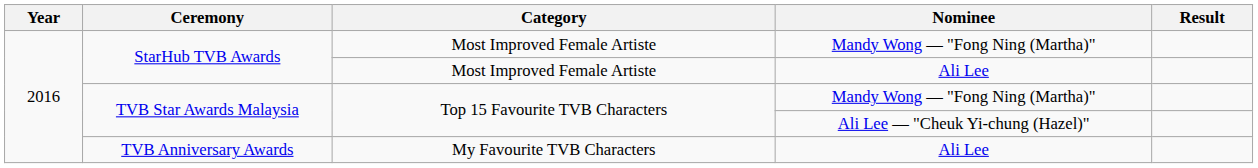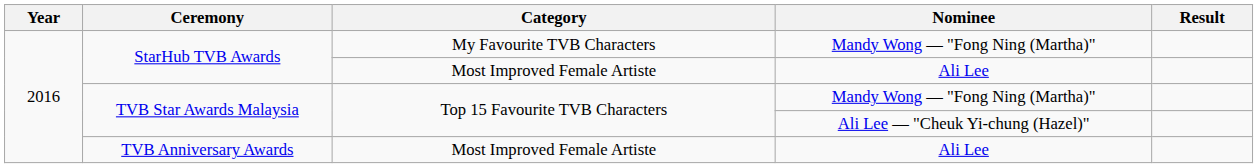(554, 44) Most Improved Female Artiste -> (554, 44) My Favourite TVB Characters
(554, 149) My Favourite TVB Characters -> (554, 149) Most Improved Female Artiste
